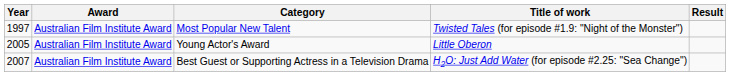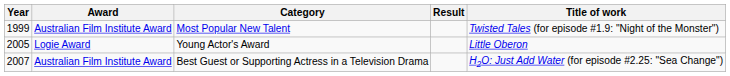columns swapped: (560, 12) <-> (707, 12)
(18, 28) 1997 -> (18, 28) 1999
(103, 45) Australian Film Institute Award -> (62, 45) Logie Award
